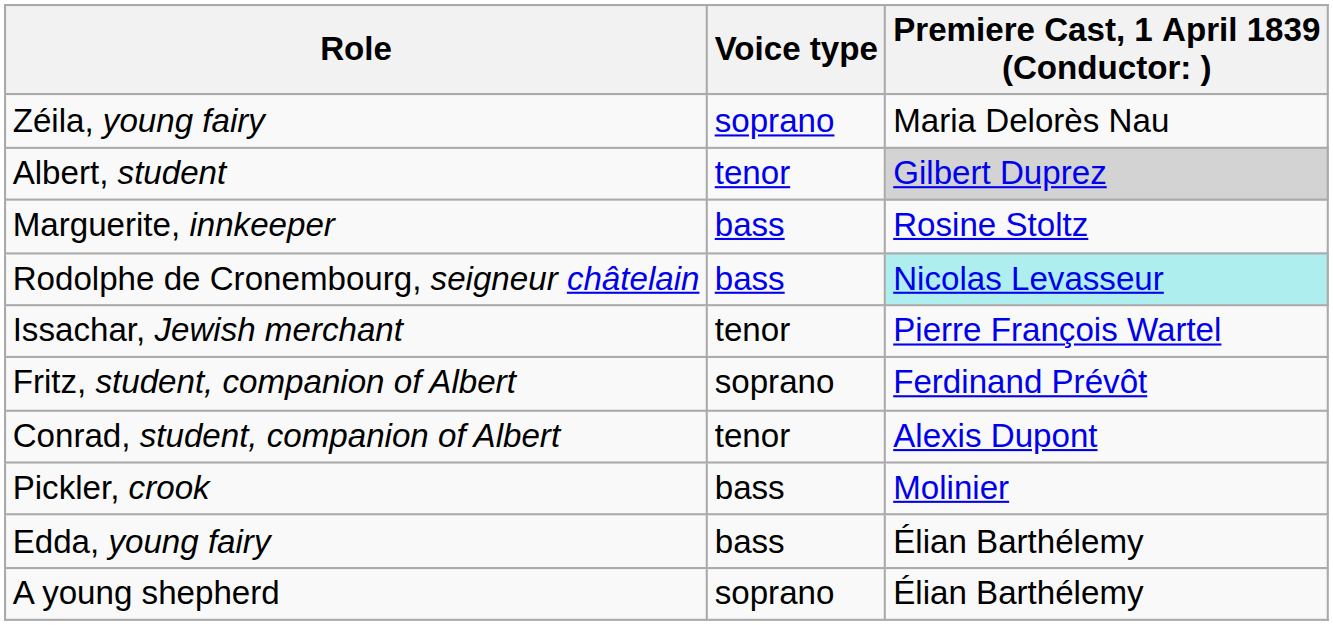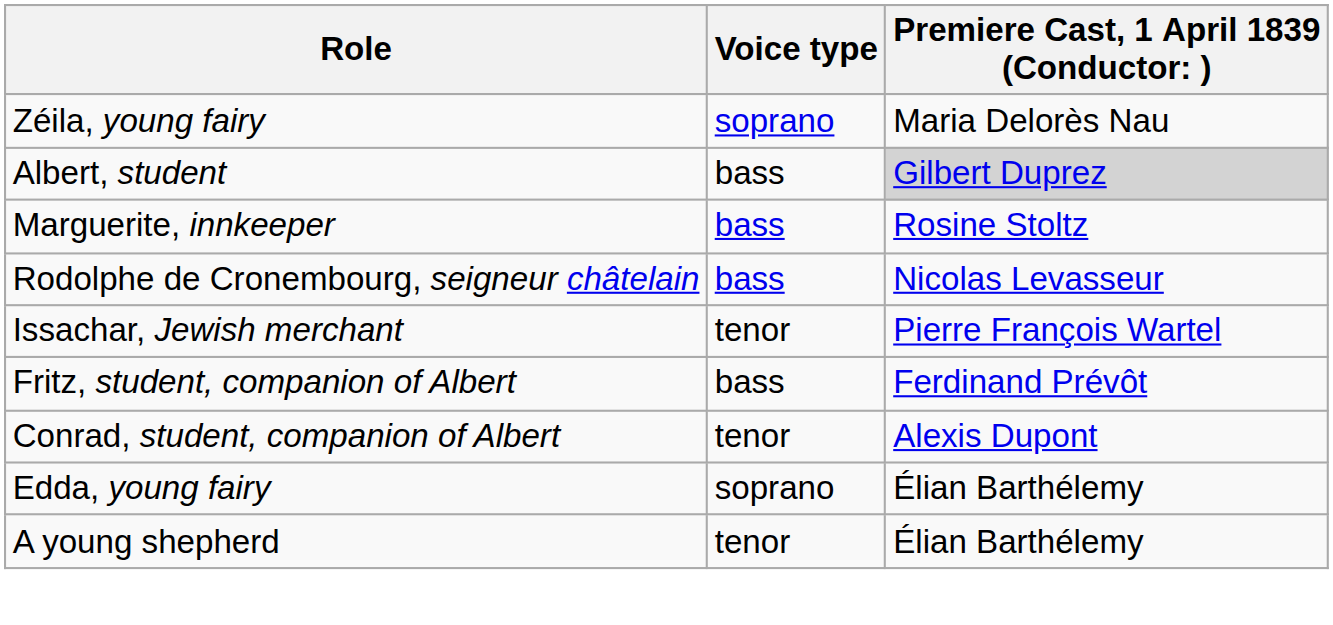(752, 173) tenor -> (750, 173) bass
(1029, 278) paleturquoise background -> (1029, 278) no background
(775, 383) soprano -> (750, 383) bass
- row: (111, 488)
(750, 540) bass -> (775, 488) soprano
(775, 593) soprano -> (752, 540) tenor
